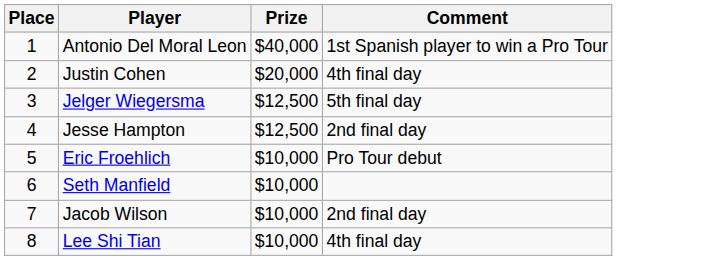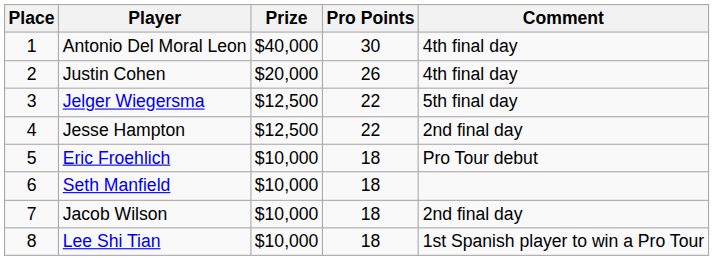+ column: (371, 18)
(467, 46) 1st Spanish player to win a Pro Tour -> (470, 46) 4th final day
(374, 241) 4th final day -> (563, 241) 1st Spanish player to win a Pro Tour
